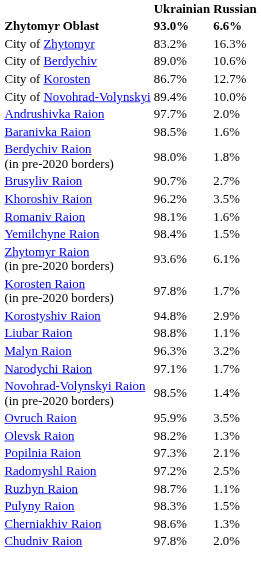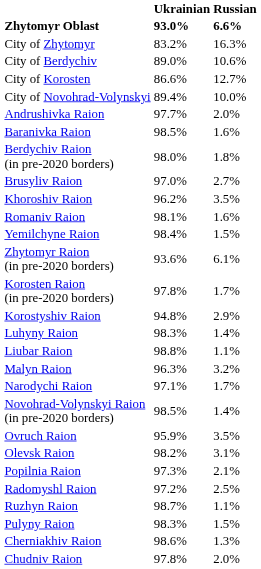(170, 79) 86.7% -> (170, 79) 86.6%
(170, 181) 90.7% -> (170, 181) 97.0%
+ row: (41, 333)
(227, 435) 1.3% -> (227, 453) 3.1%
